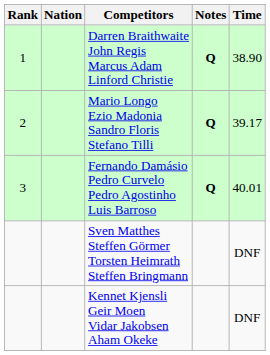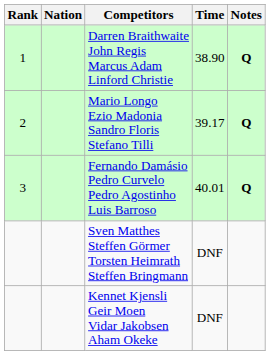columns swapped: (247, 14) <-> (211, 14)
